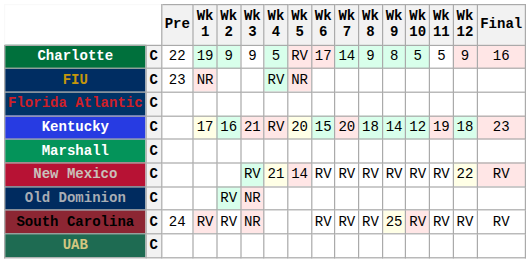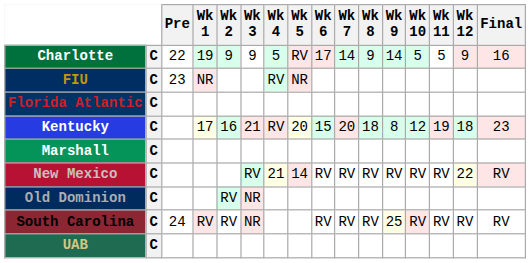(394, 56) 8 -> (394, 56) 14
(394, 127) 14 -> (394, 127) 8
